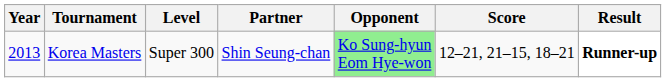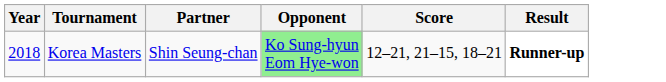- column: (181, 18)
(24, 53) 2013 -> (24, 53) 2018
